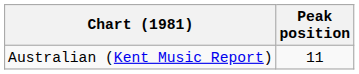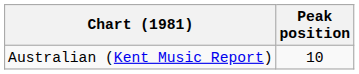(315, 57) 11 -> (315, 57) 10
